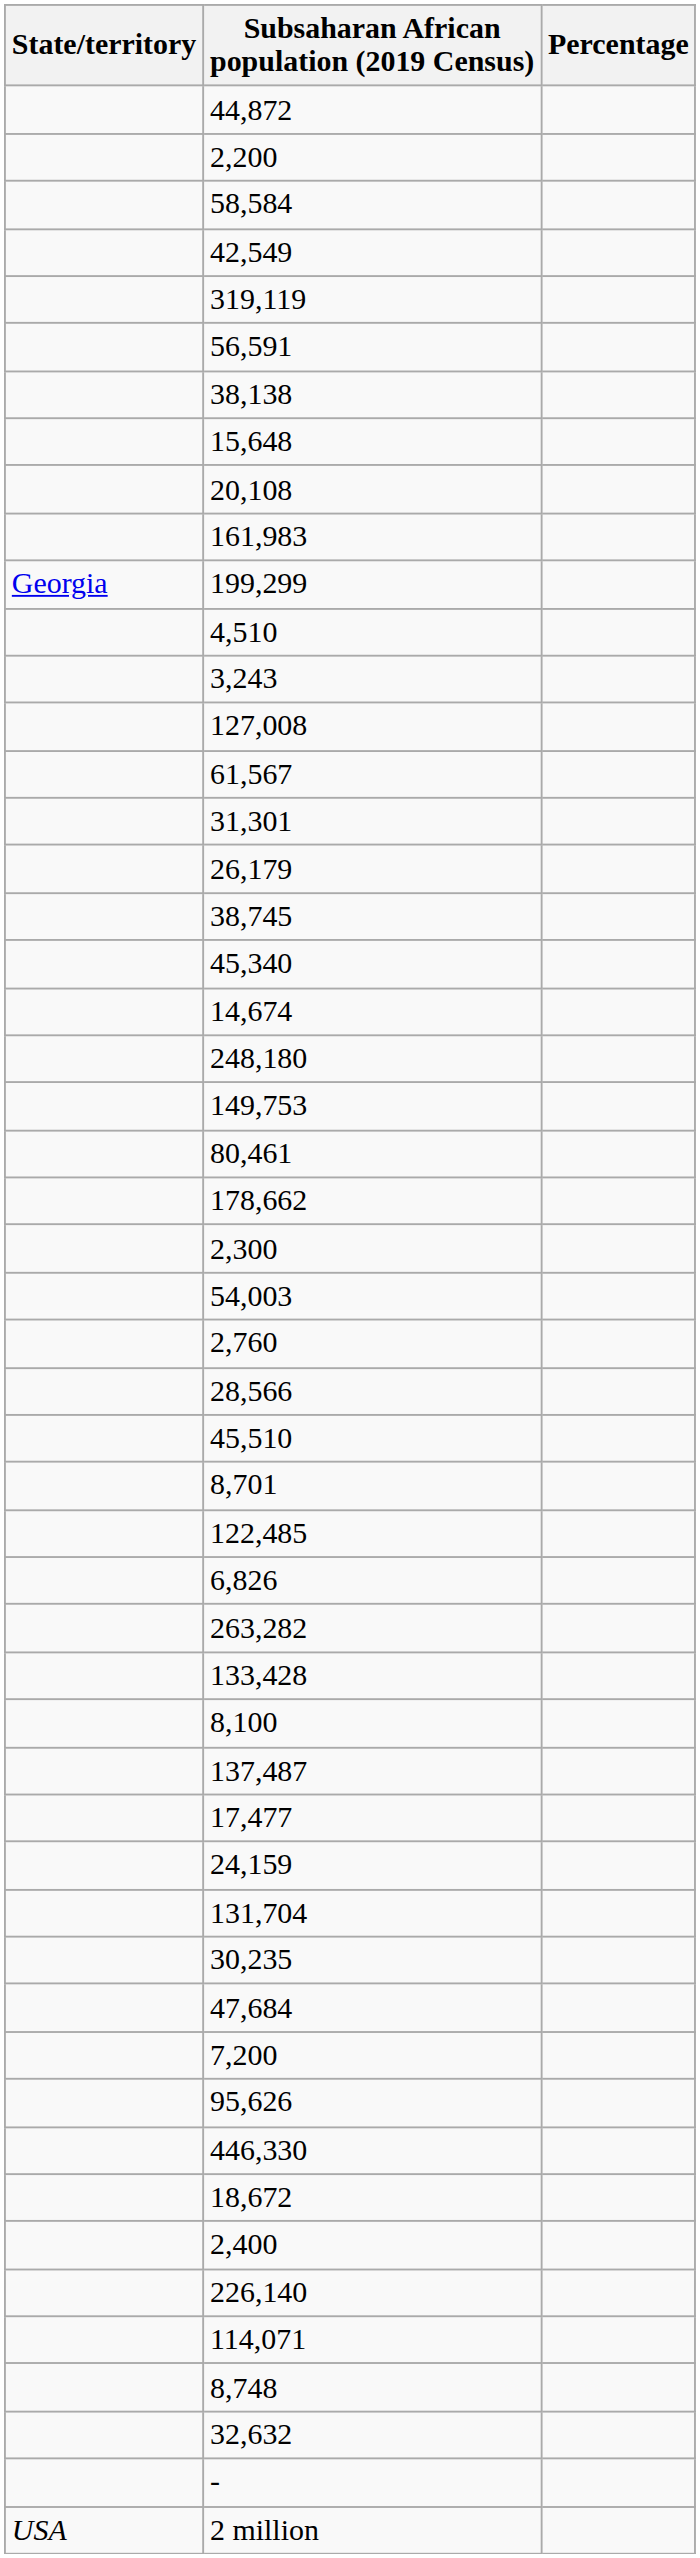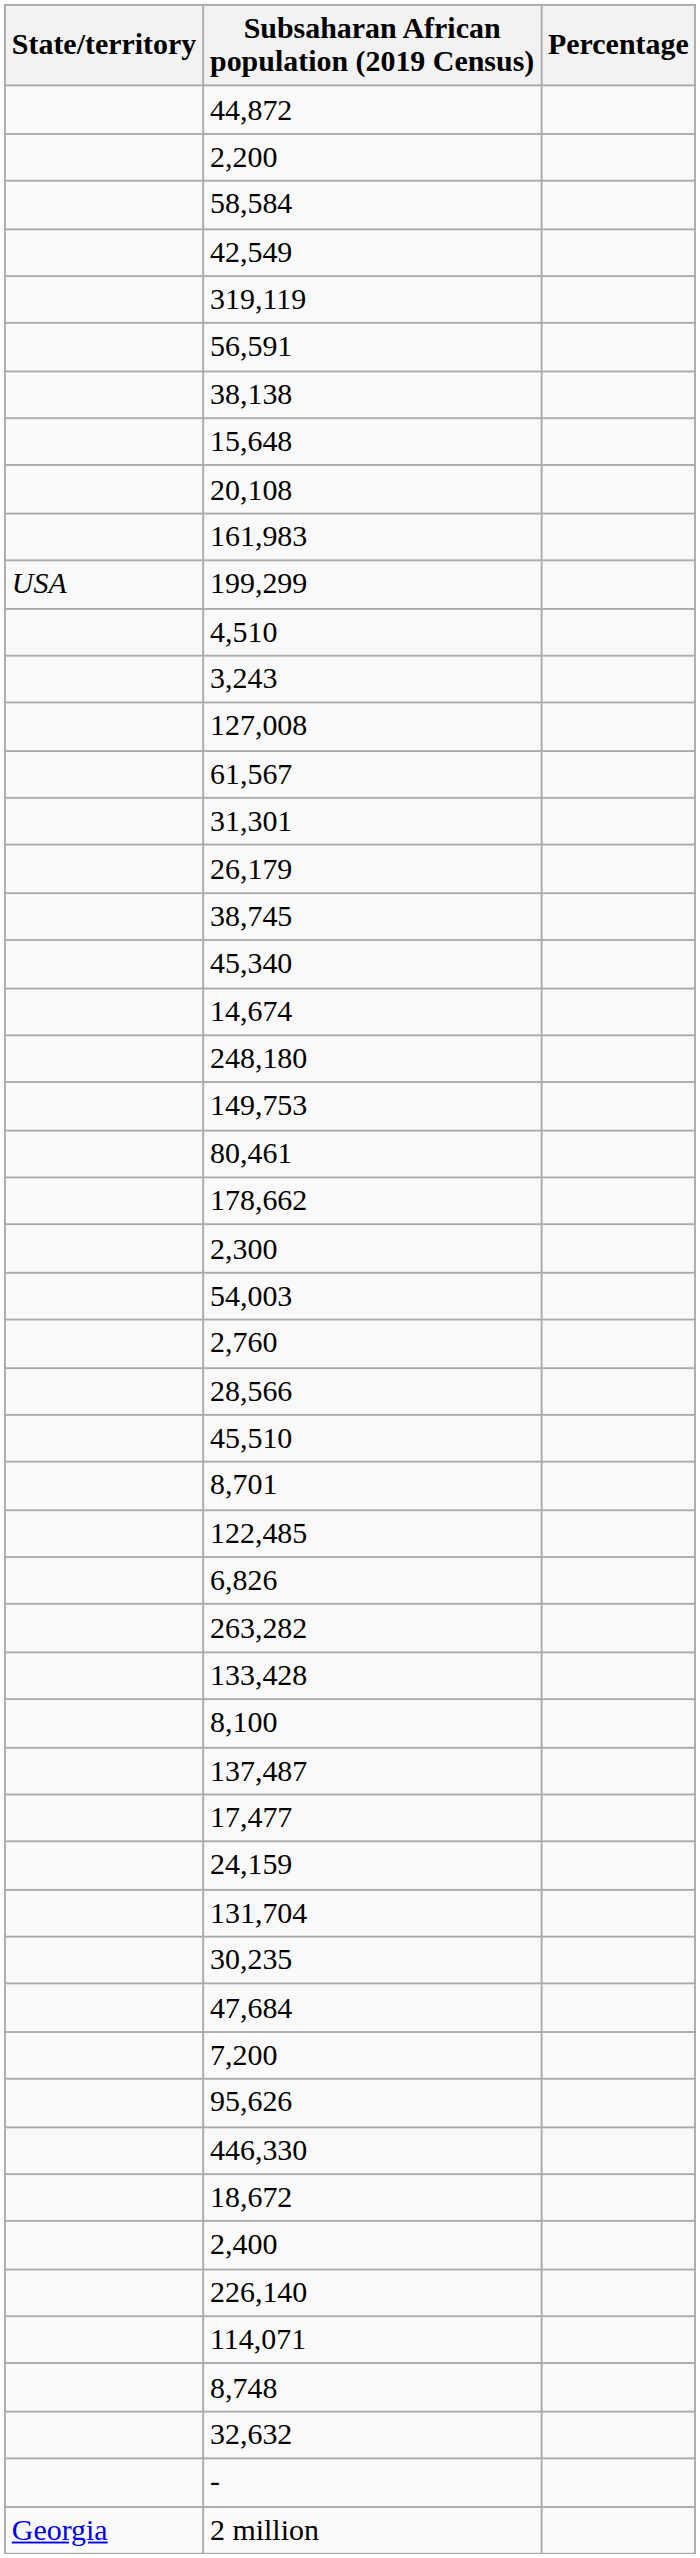(60, 583) Georgia -> (39, 583) USA
(39, 2529) USA -> (60, 2529) Georgia
